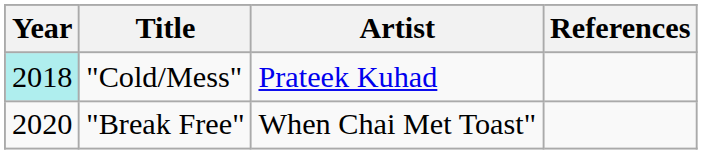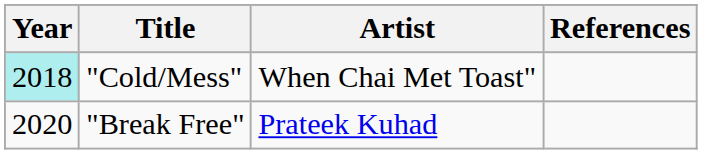(348, 76) Prateek Kuhad -> (397, 76) When Chai Met Toast"
(397, 124) When Chai Met Toast" -> (348, 124) Prateek Kuhad
